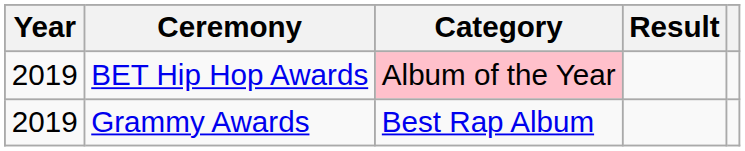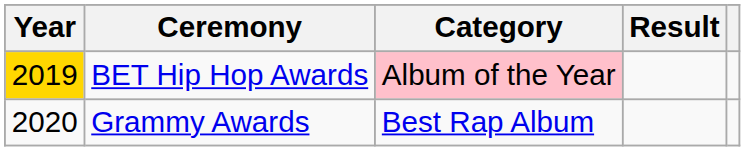(45, 74) no background -> (45, 74) gold background
(45, 121) 2019 -> (45, 121) 2020
